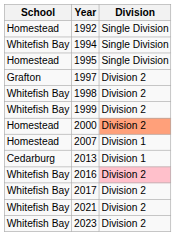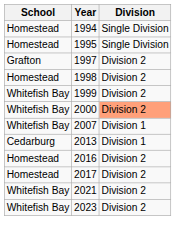- row: (85, 28)
(38, 45) Whitefish Bay -> (33, 28) Homestead
(38, 93) Whitefish Bay -> (33, 77) Homestead
(33, 126) Homestead -> (38, 110) Whitefish Bay
(33, 142) Homestead -> (38, 126) Whitefish Bay
(38, 175) Whitefish Bay -> (33, 158) Homestead
(124, 175) pink background -> (124, 158) no background
(38, 191) Whitefish Bay -> (33, 175) Homestead
